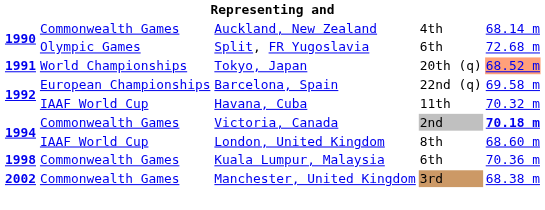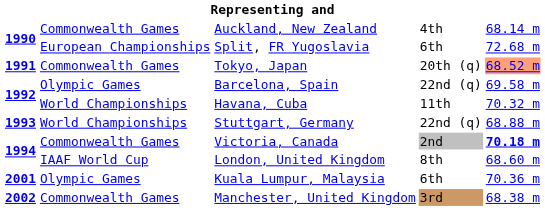(90, 47) Olympic Games -> (125, 47) European Championships
(114, 66) World Championships -> (110, 66) Commonwealth Games
(125, 85) European Championships -> (90, 85) Olympic Games
(94, 103) IAAF World Cup -> (114, 103) World Championships
+ row: (284, 122)
(20, 160) 1998 -> (20, 179) 2001
(110, 160) Commonwealth Games -> (90, 179) Olympic Games
